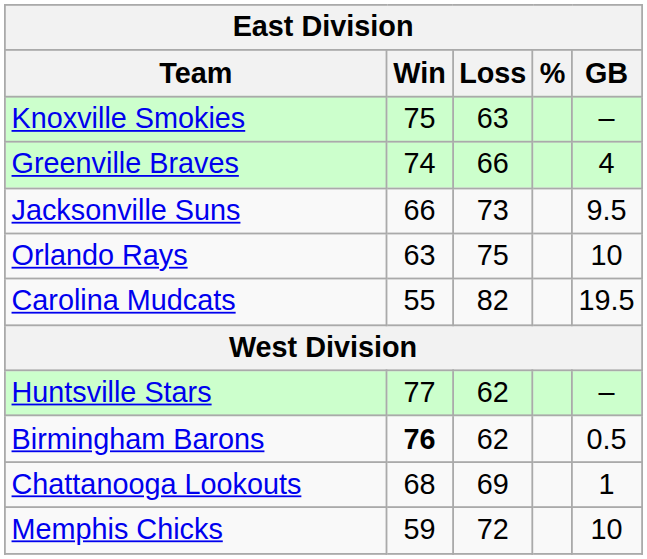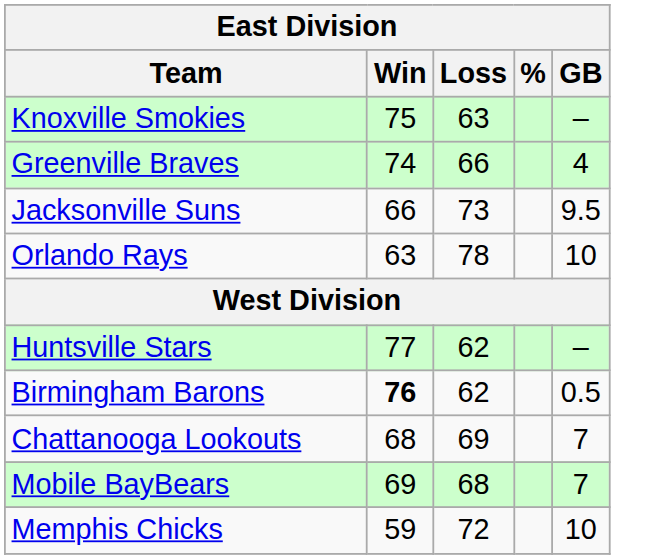(493, 255) 75 -> (473, 255) 78
- row: (124, 301)
(607, 484) 1 -> (581, 438) 7
+ row: (120, 484)
